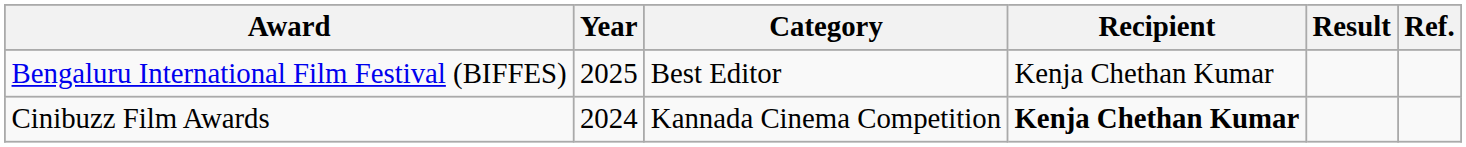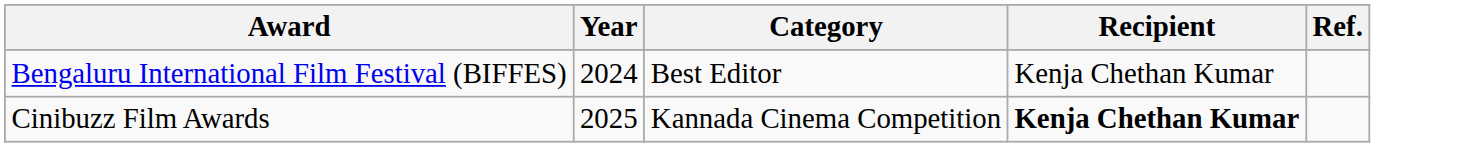- column: (1352, 27)
(609, 73) 2025 -> (609, 73) 2024
(609, 118) 2024 -> (609, 118) 2025
